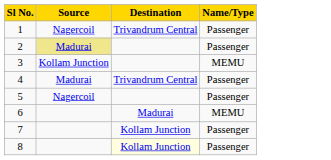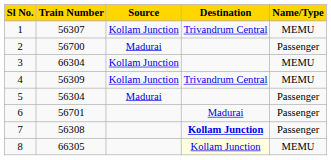+ column: (71, 12)
(74, 29) Nagercoil -> (144, 29) Kollam Junction
(228, 29) Passenger -> (298, 29) MEMU
(74, 46) khaki background -> (144, 46) no background
(74, 79) Madurai -> (144, 79) Kollam Junction
(228, 79) Passenger -> (298, 79) MEMU
(74, 96) Nagercoil -> (144, 96) Madurai
(228, 113) MEMU -> (298, 113) Passenger
(155, 130) normal -> (226, 130) bold
(228, 146) Passenger -> (298, 146) MEMU
